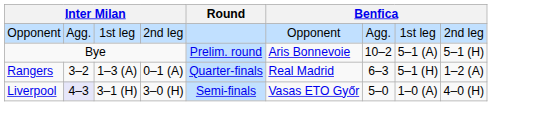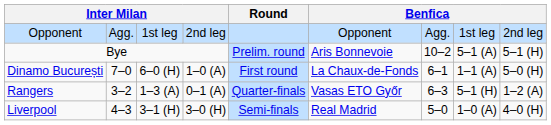+ row: (55, 71)
(301, 71) Real Madrid -> (356, 91) Vasas ETO Győr
(79, 91) lavender background -> (121, 110) no background
(314, 91) Vasas ETO Győr -> (344, 110) Real Madrid
